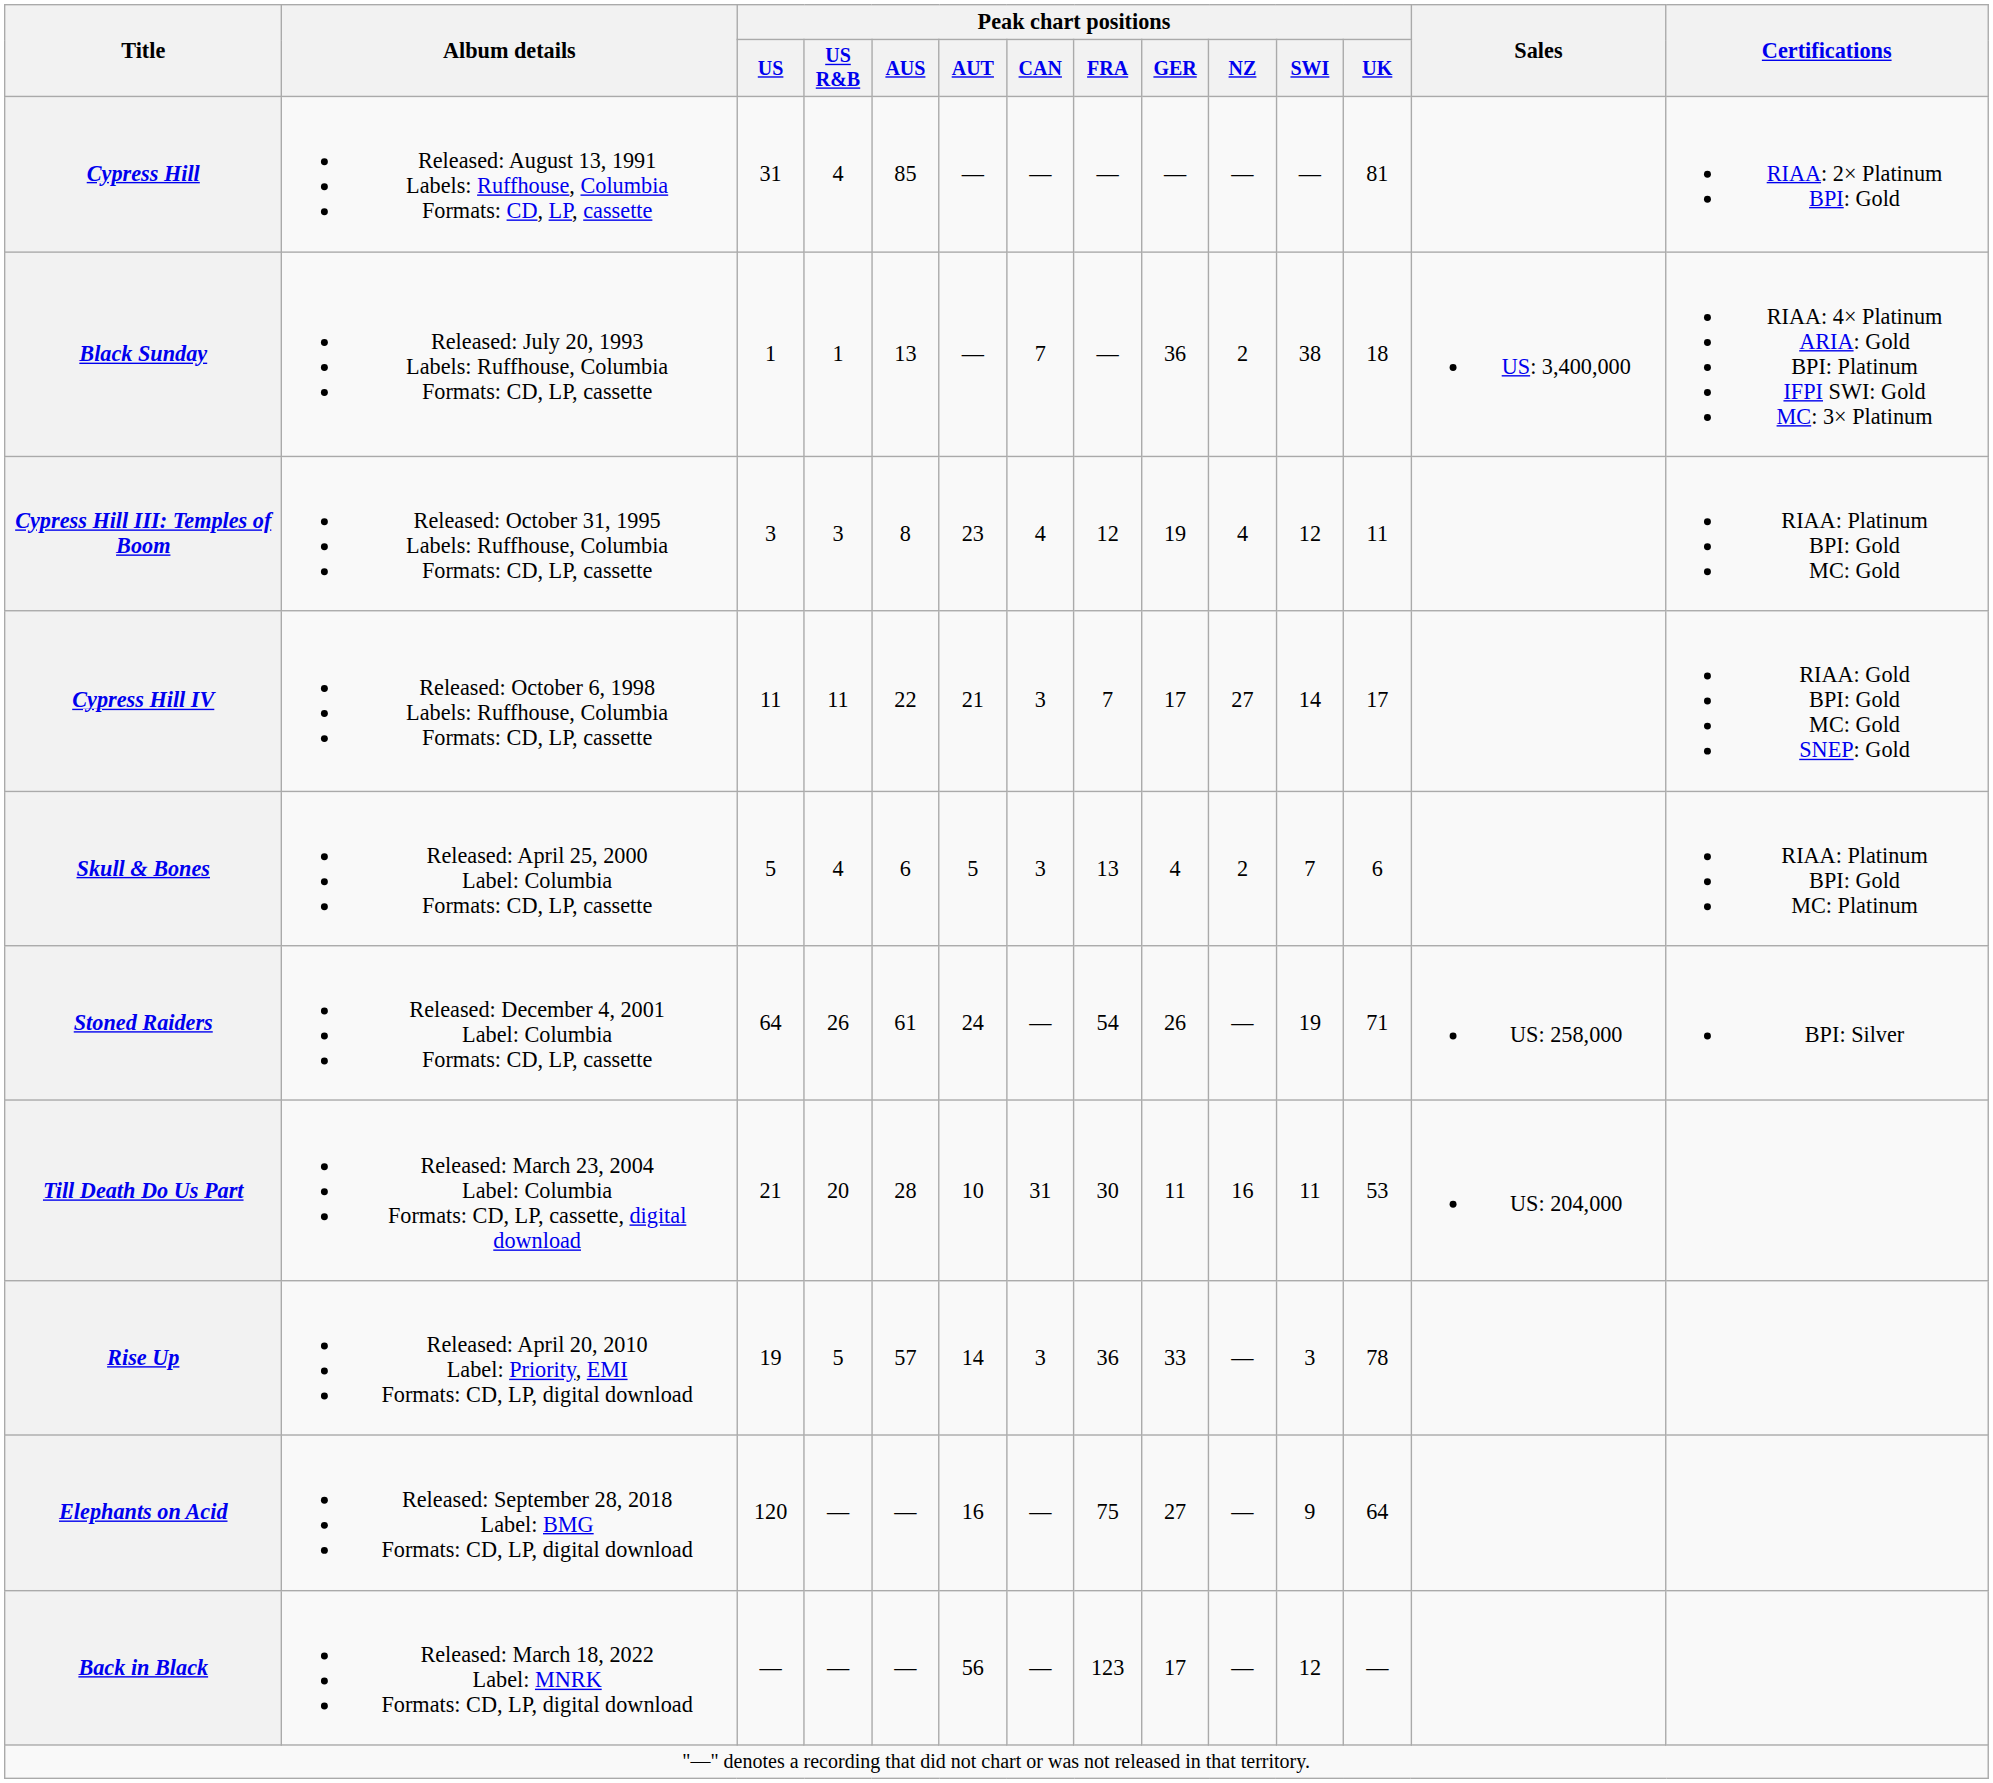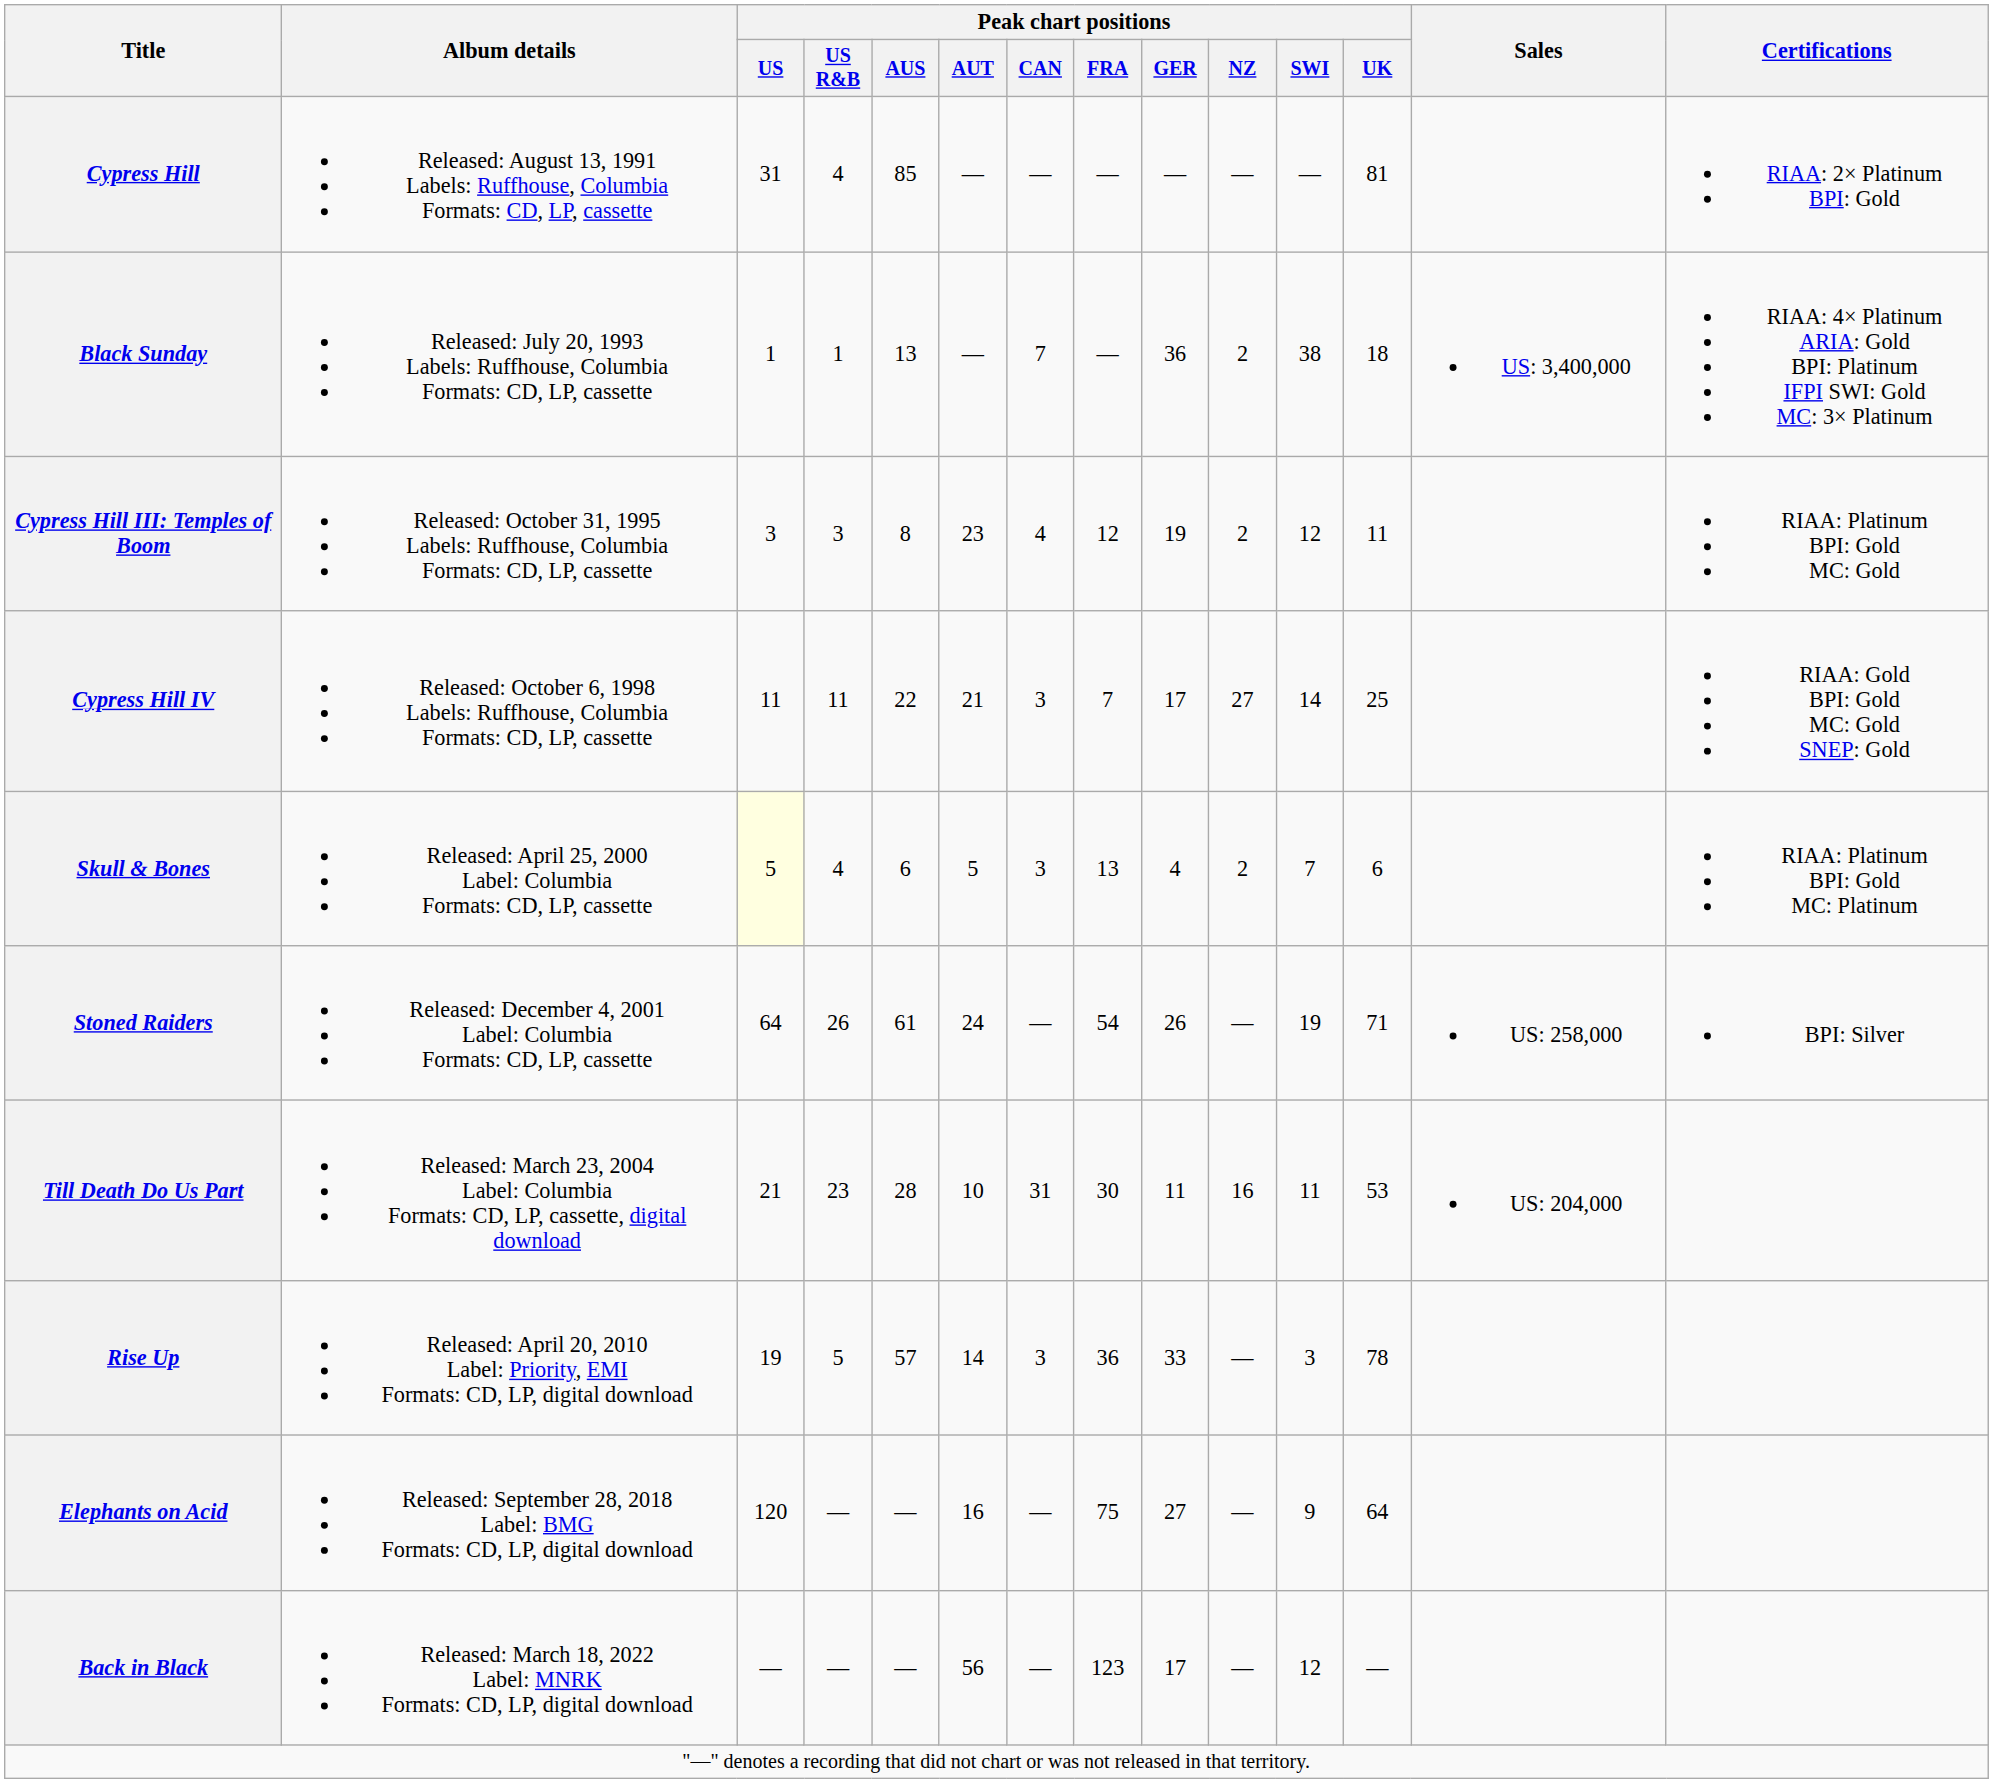(1242, 533) 4 -> (1242, 533) 2
(1377, 700) 17 -> (1377, 700) 25
(771, 868) no background -> (771, 868) lightyellow background
(838, 1190) 20 -> (838, 1190) 23
